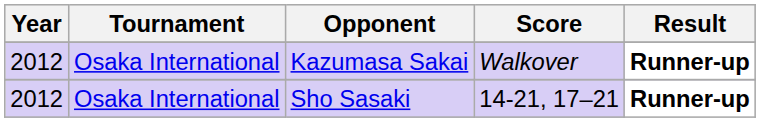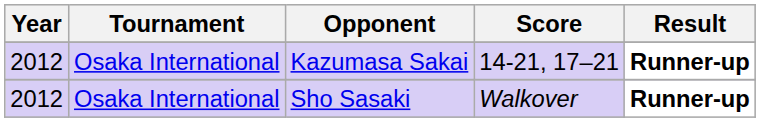(529, 61) Walkover -> (549, 61) 14-21, 17–21
(549, 99) 14-21, 17–21 -> (529, 99) Walkover
